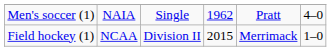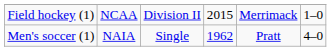rows swapped: (51, 35) <-> (51, 14)
